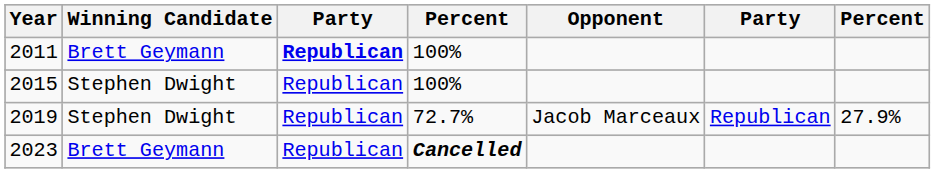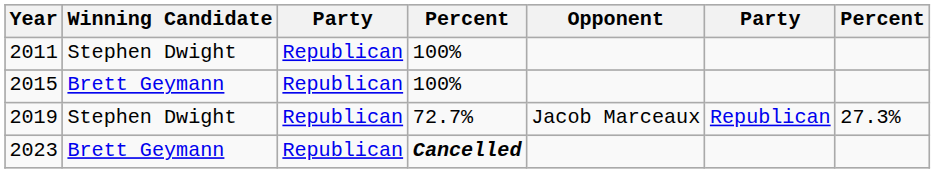(146, 54) Brett Geymann -> (152, 54) Stephen Dwight
(343, 54) bold -> (343, 54) normal
(152, 86) Stephen Dwight -> (146, 86) Brett Geymann
(871, 119) 27.9% -> (871, 119) 27.3%
